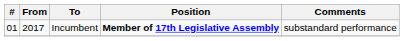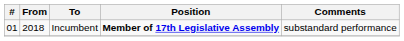(33, 28) 2017 -> (33, 28) 2018
